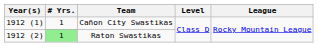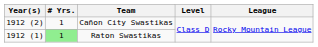(25, 23) 1912 (1) -> (25, 23) 1912 (2)
(25, 36) 1912 (2) -> (25, 36) 1912 (1)
